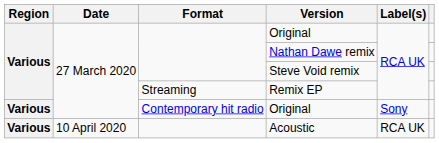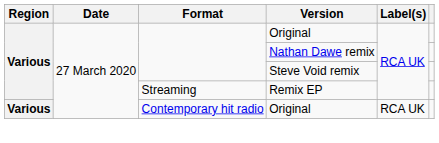(394, 109) Sony -> (402, 109) RCA UK
- row: (203, 128)
